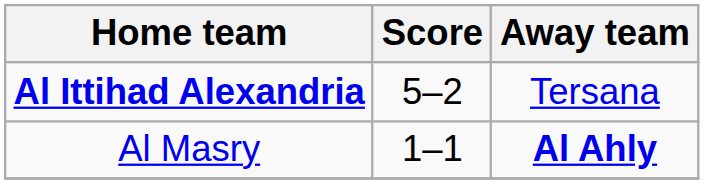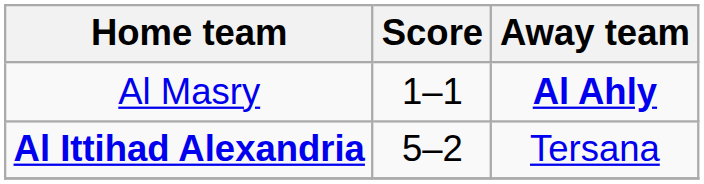rows swapped: (189, 91) <-> (189, 149)
